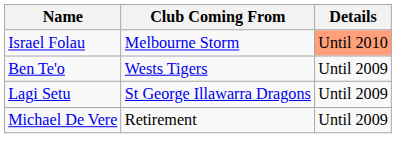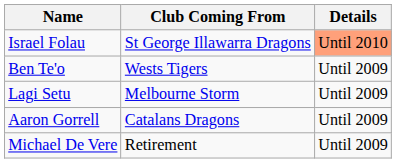(182, 42) Melbourne Storm -> (218, 42) St George Illawarra Dragons
(218, 94) St George Illawarra Dragons -> (182, 94) Melbourne Storm
+ row: (54, 119)
